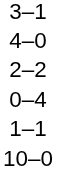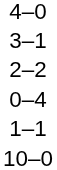rows swapped: (28, 40) <-> (28, 11)
